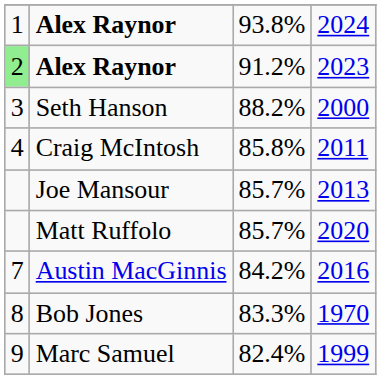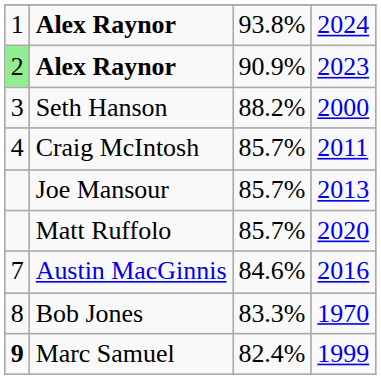(272, 66) 91.2% -> (272, 66) 90.9%
(272, 148) 85.8% -> (272, 148) 85.7%
(272, 271) 84.2% -> (272, 271) 84.6%
(17, 353) normal -> (17, 353) bold
